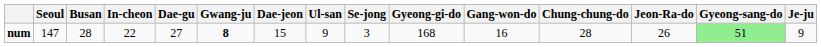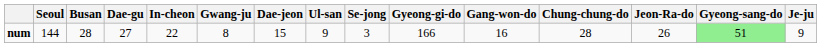columns swapped: (176, 14) <-> (130, 14)
(50, 33) 147 -> (50, 33) 144
(226, 33) bold -> (226, 33) normal
(426, 33) 168 -> (426, 33) 166
